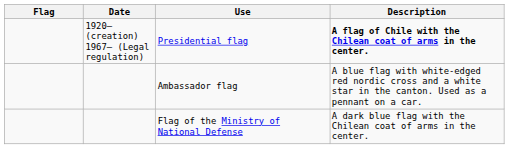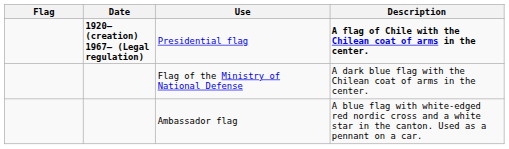(117, 41) normal -> (117, 41) bold
rows swapped: (198, 86) <-> (219, 126)
